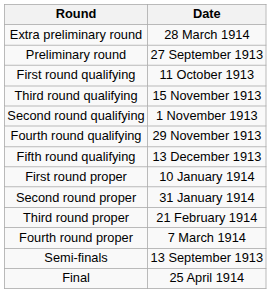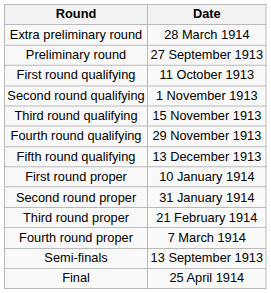rows swapped: (76, 116) <-> (76, 95)
